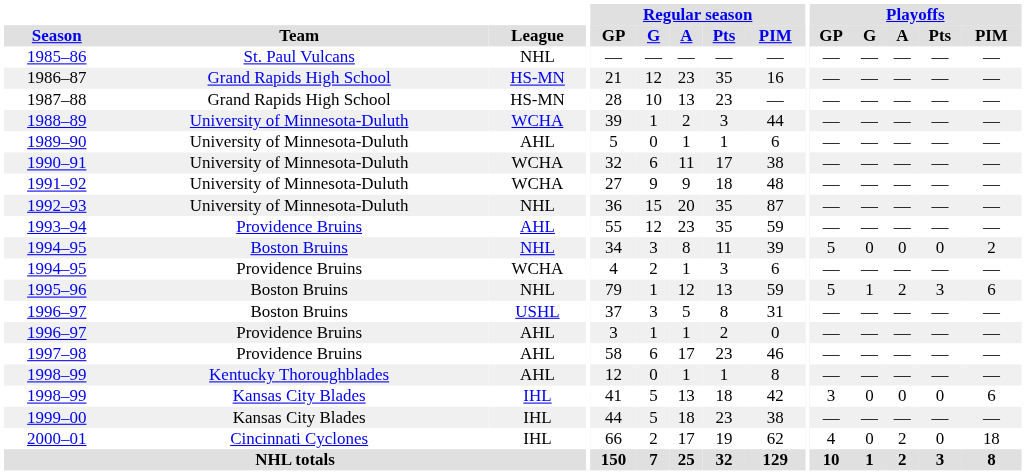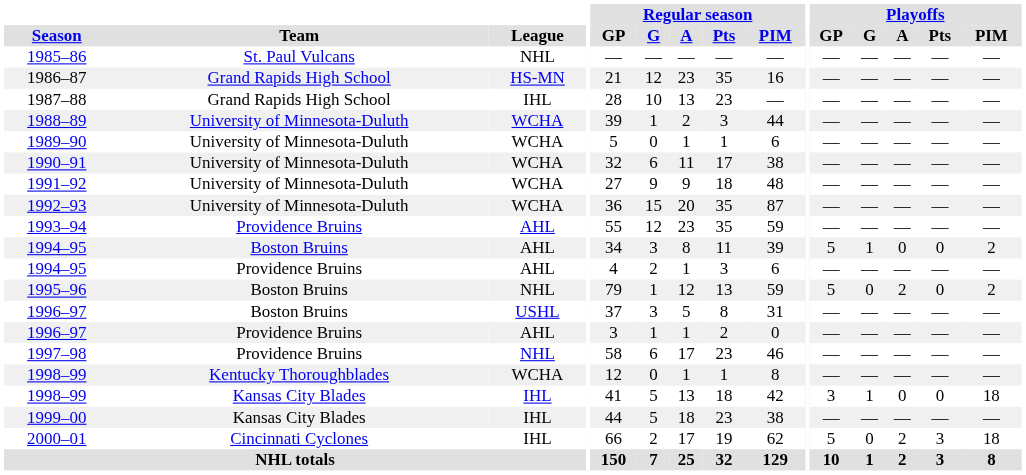(537, 99) HS-MN -> (537, 99) IHL
(537, 141) AHL -> (537, 141) WCHA
(537, 205) NHL -> (537, 205) WCHA
(537, 247) NHL -> (537, 247) AHL
(870, 247) 0 -> (870, 247) 1
(537, 268) WCHA -> (537, 268) AHL
(870, 290) 1 -> (870, 290) 0
(940, 290) 3 -> (940, 290) 0
(991, 290) 6 -> (991, 290) 2
(537, 353) AHL -> (537, 353) NHL
(537, 374) AHL -> (537, 374) WCHA
(870, 396) 0 -> (870, 396) 1
(991, 396) 6 -> (991, 396) 18
(831, 438) 4 -> (831, 438) 5
(940, 438) 0 -> (940, 438) 3
